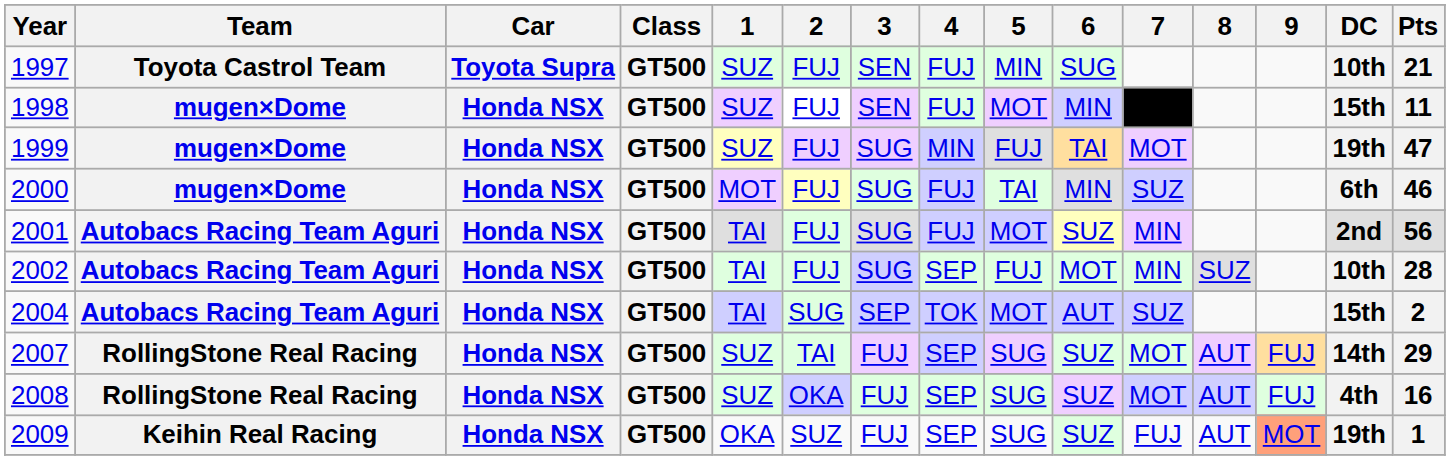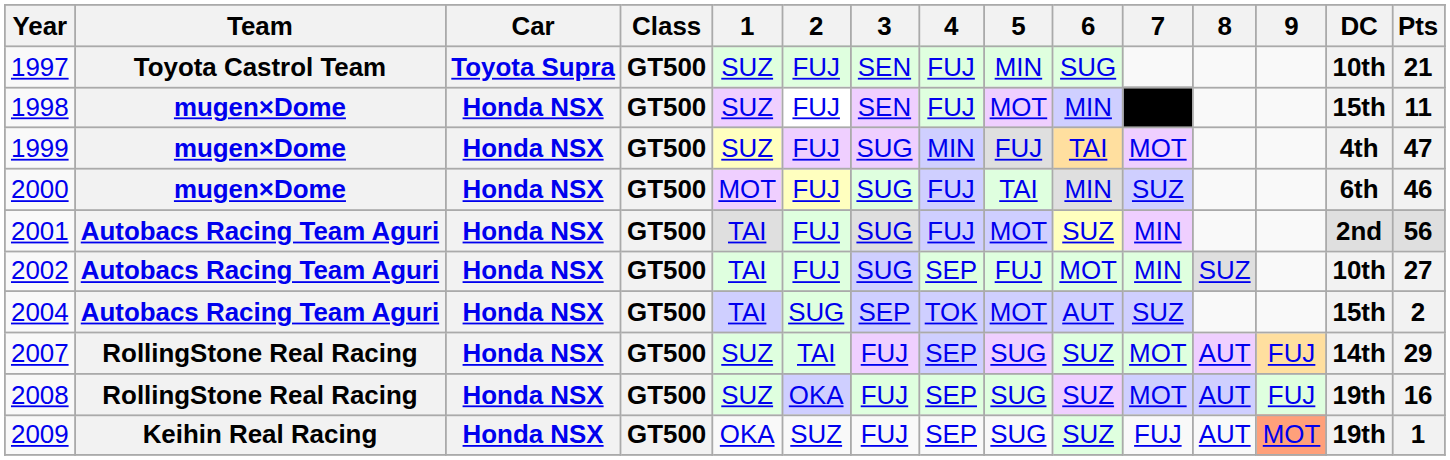(1359, 149) 19th -> (1359, 149) 4th
(1418, 271) 28 -> (1418, 271) 27
(1359, 394) 4th -> (1359, 394) 19th
